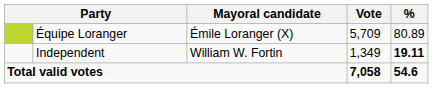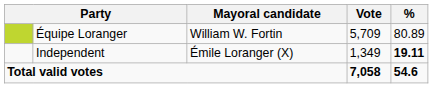(242, 33) Émile Loranger (X) -> (236, 33) William W. Fortin
(236, 53) William W. Fortin -> (242, 53) Émile Loranger (X)
